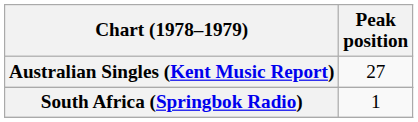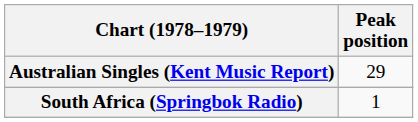(376, 71) 27 -> (376, 71) 29
